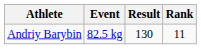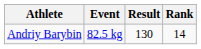(179, 34) 11 -> (179, 34) 14
